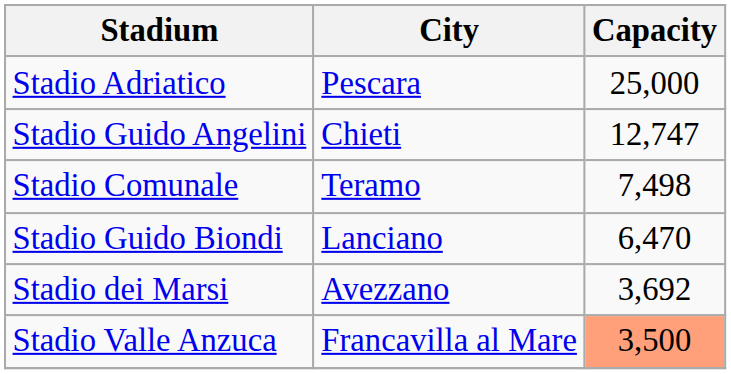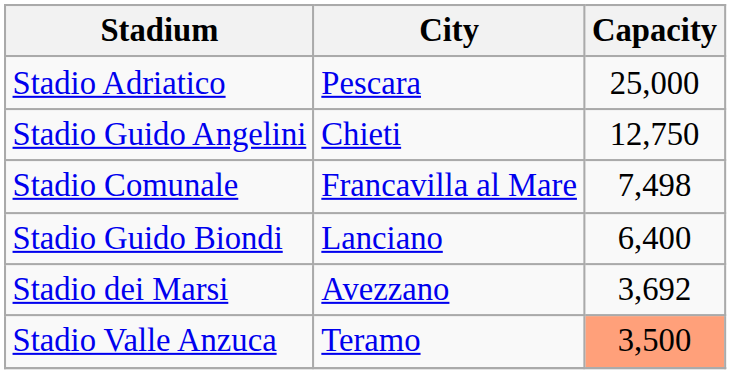(655, 133) 12,747 -> (655, 133) 12,750
(371, 185) Teramo -> (449, 185) Francavilla al Mare
(655, 237) 6,470 -> (655, 237) 6,400
(449, 340) Francavilla al Mare -> (371, 340) Teramo
